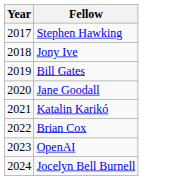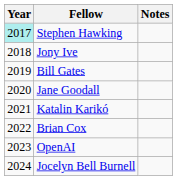+ column: (155, 14)
(19, 33) no background -> (19, 33) paleturquoise background
